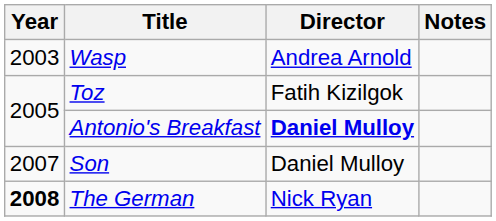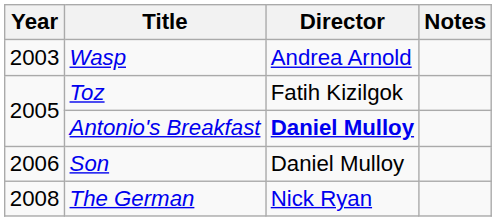(35, 163) 2007 -> (35, 163) 2006
(35, 198) bold -> (35, 198) normal
